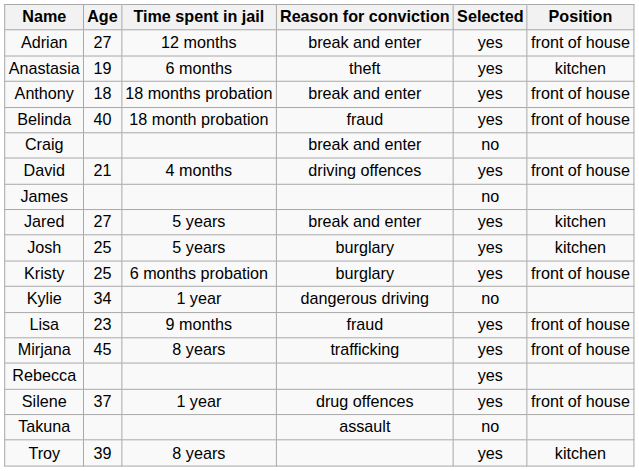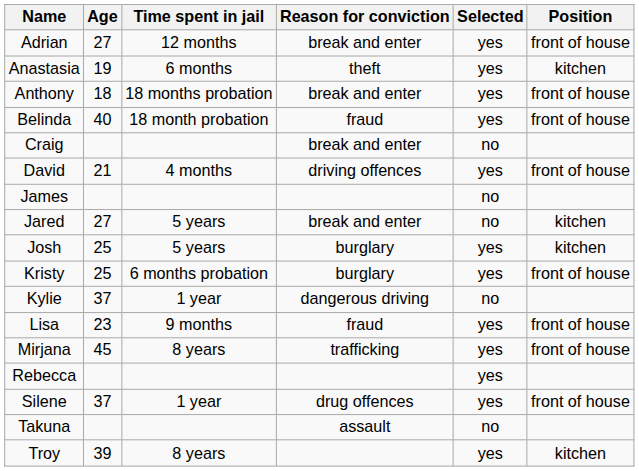(490, 222) yes -> (490, 222) no
(102, 299) 34 -> (102, 299) 37
